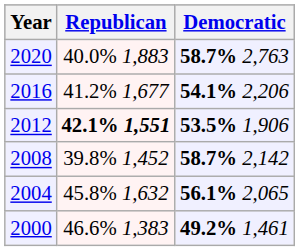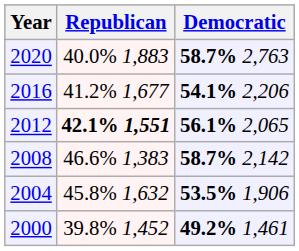(234, 124) 53.5% 1,906 -> (234, 124) 56.1% 2,065
(116, 159) 39.8% 1,452 -> (116, 159) 46.6% 1,383
(234, 193) 56.1% 2,065 -> (234, 193) 53.5% 1,906
(116, 227) 46.6% 1,383 -> (116, 227) 39.8% 1,452
